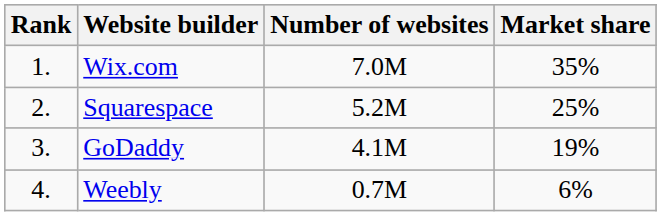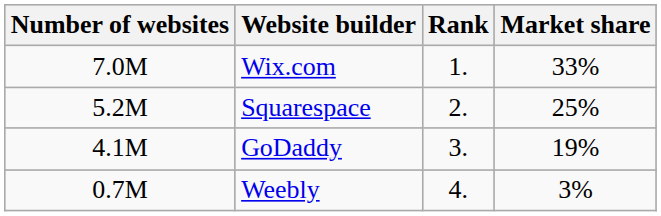columns swapped: (41, 25) <-> (379, 25)
(576, 66) 35% -> (576, 66) 33%
(576, 189) 6% -> (576, 189) 3%
